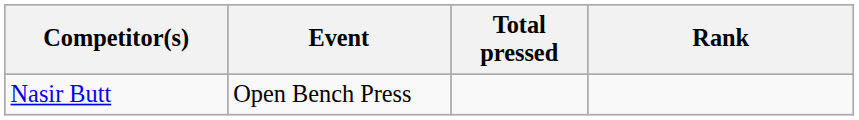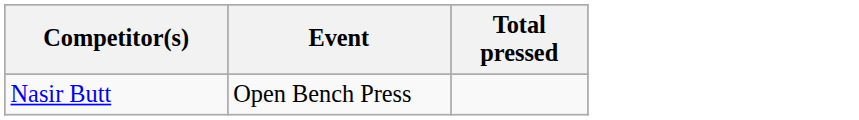- column: (721, 39)
